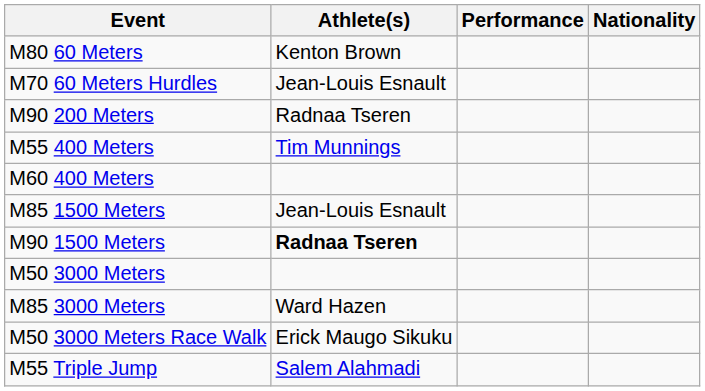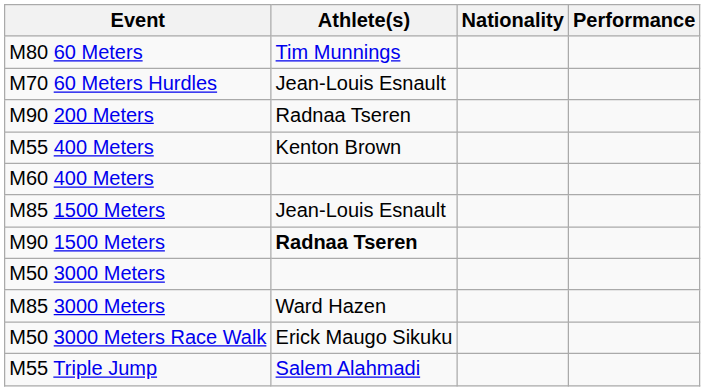columns swapped: (644, 20) <-> (523, 20)
(338, 52) Kenton Brown -> (338, 52) Tim Munnings
(338, 147) Tim Munnings -> (338, 147) Kenton Brown
